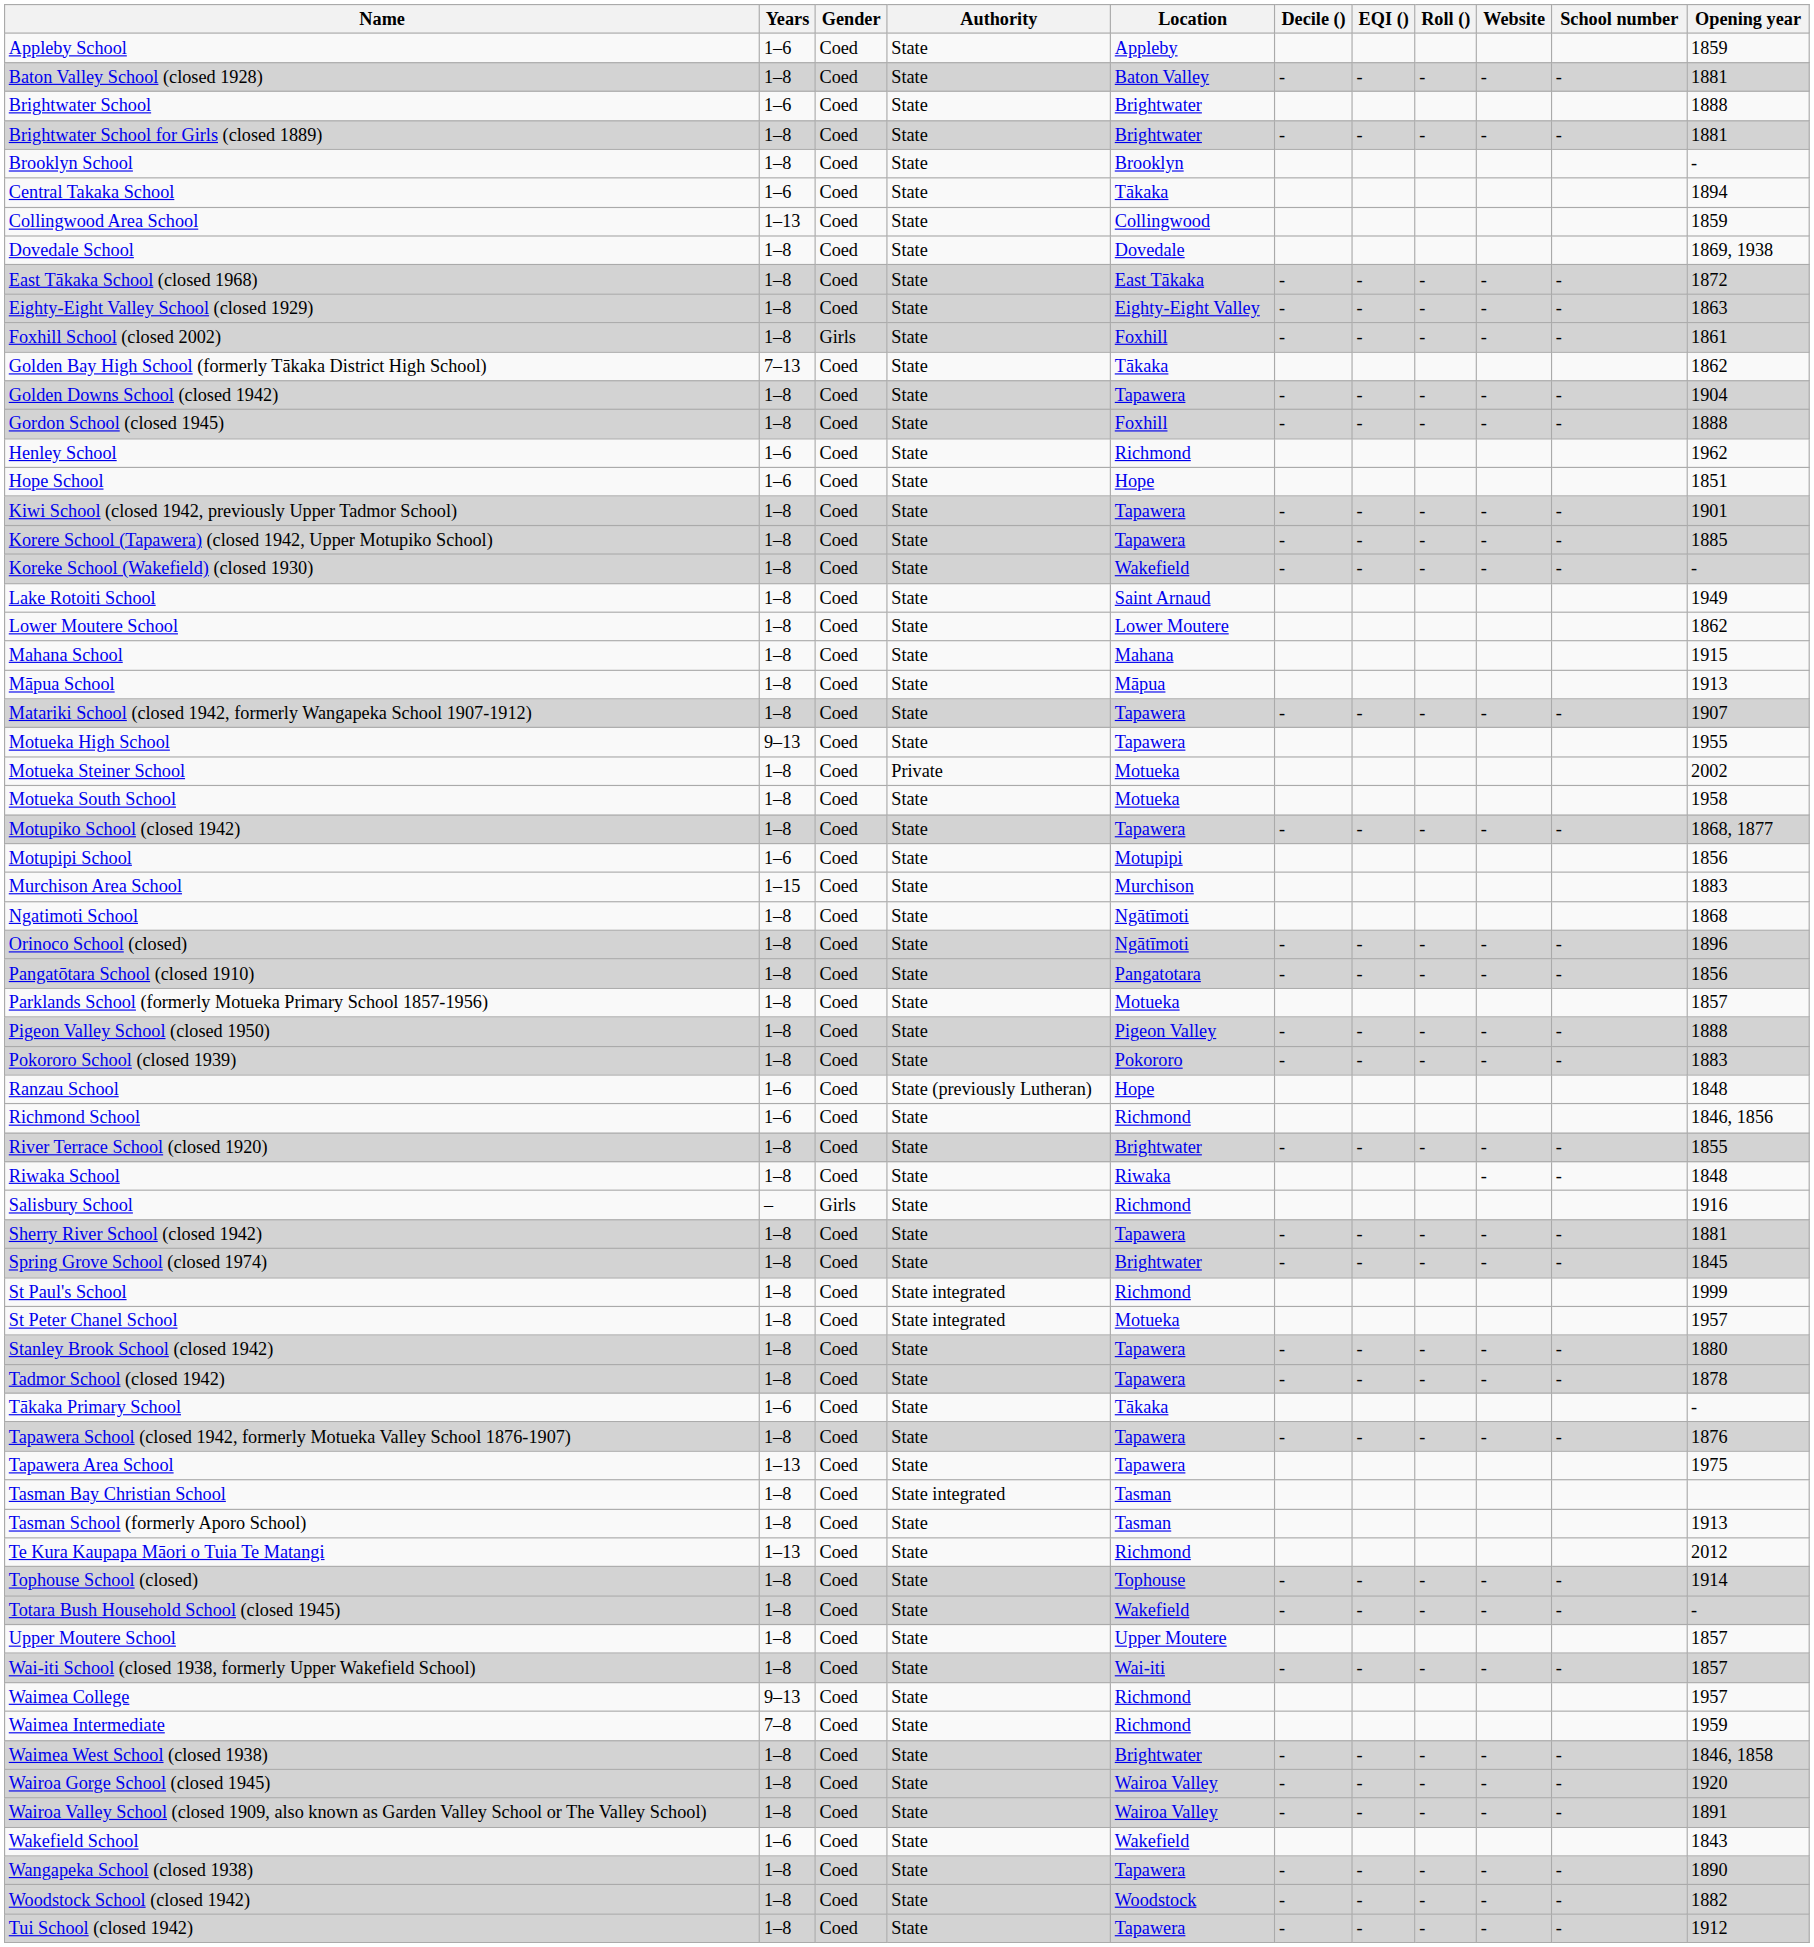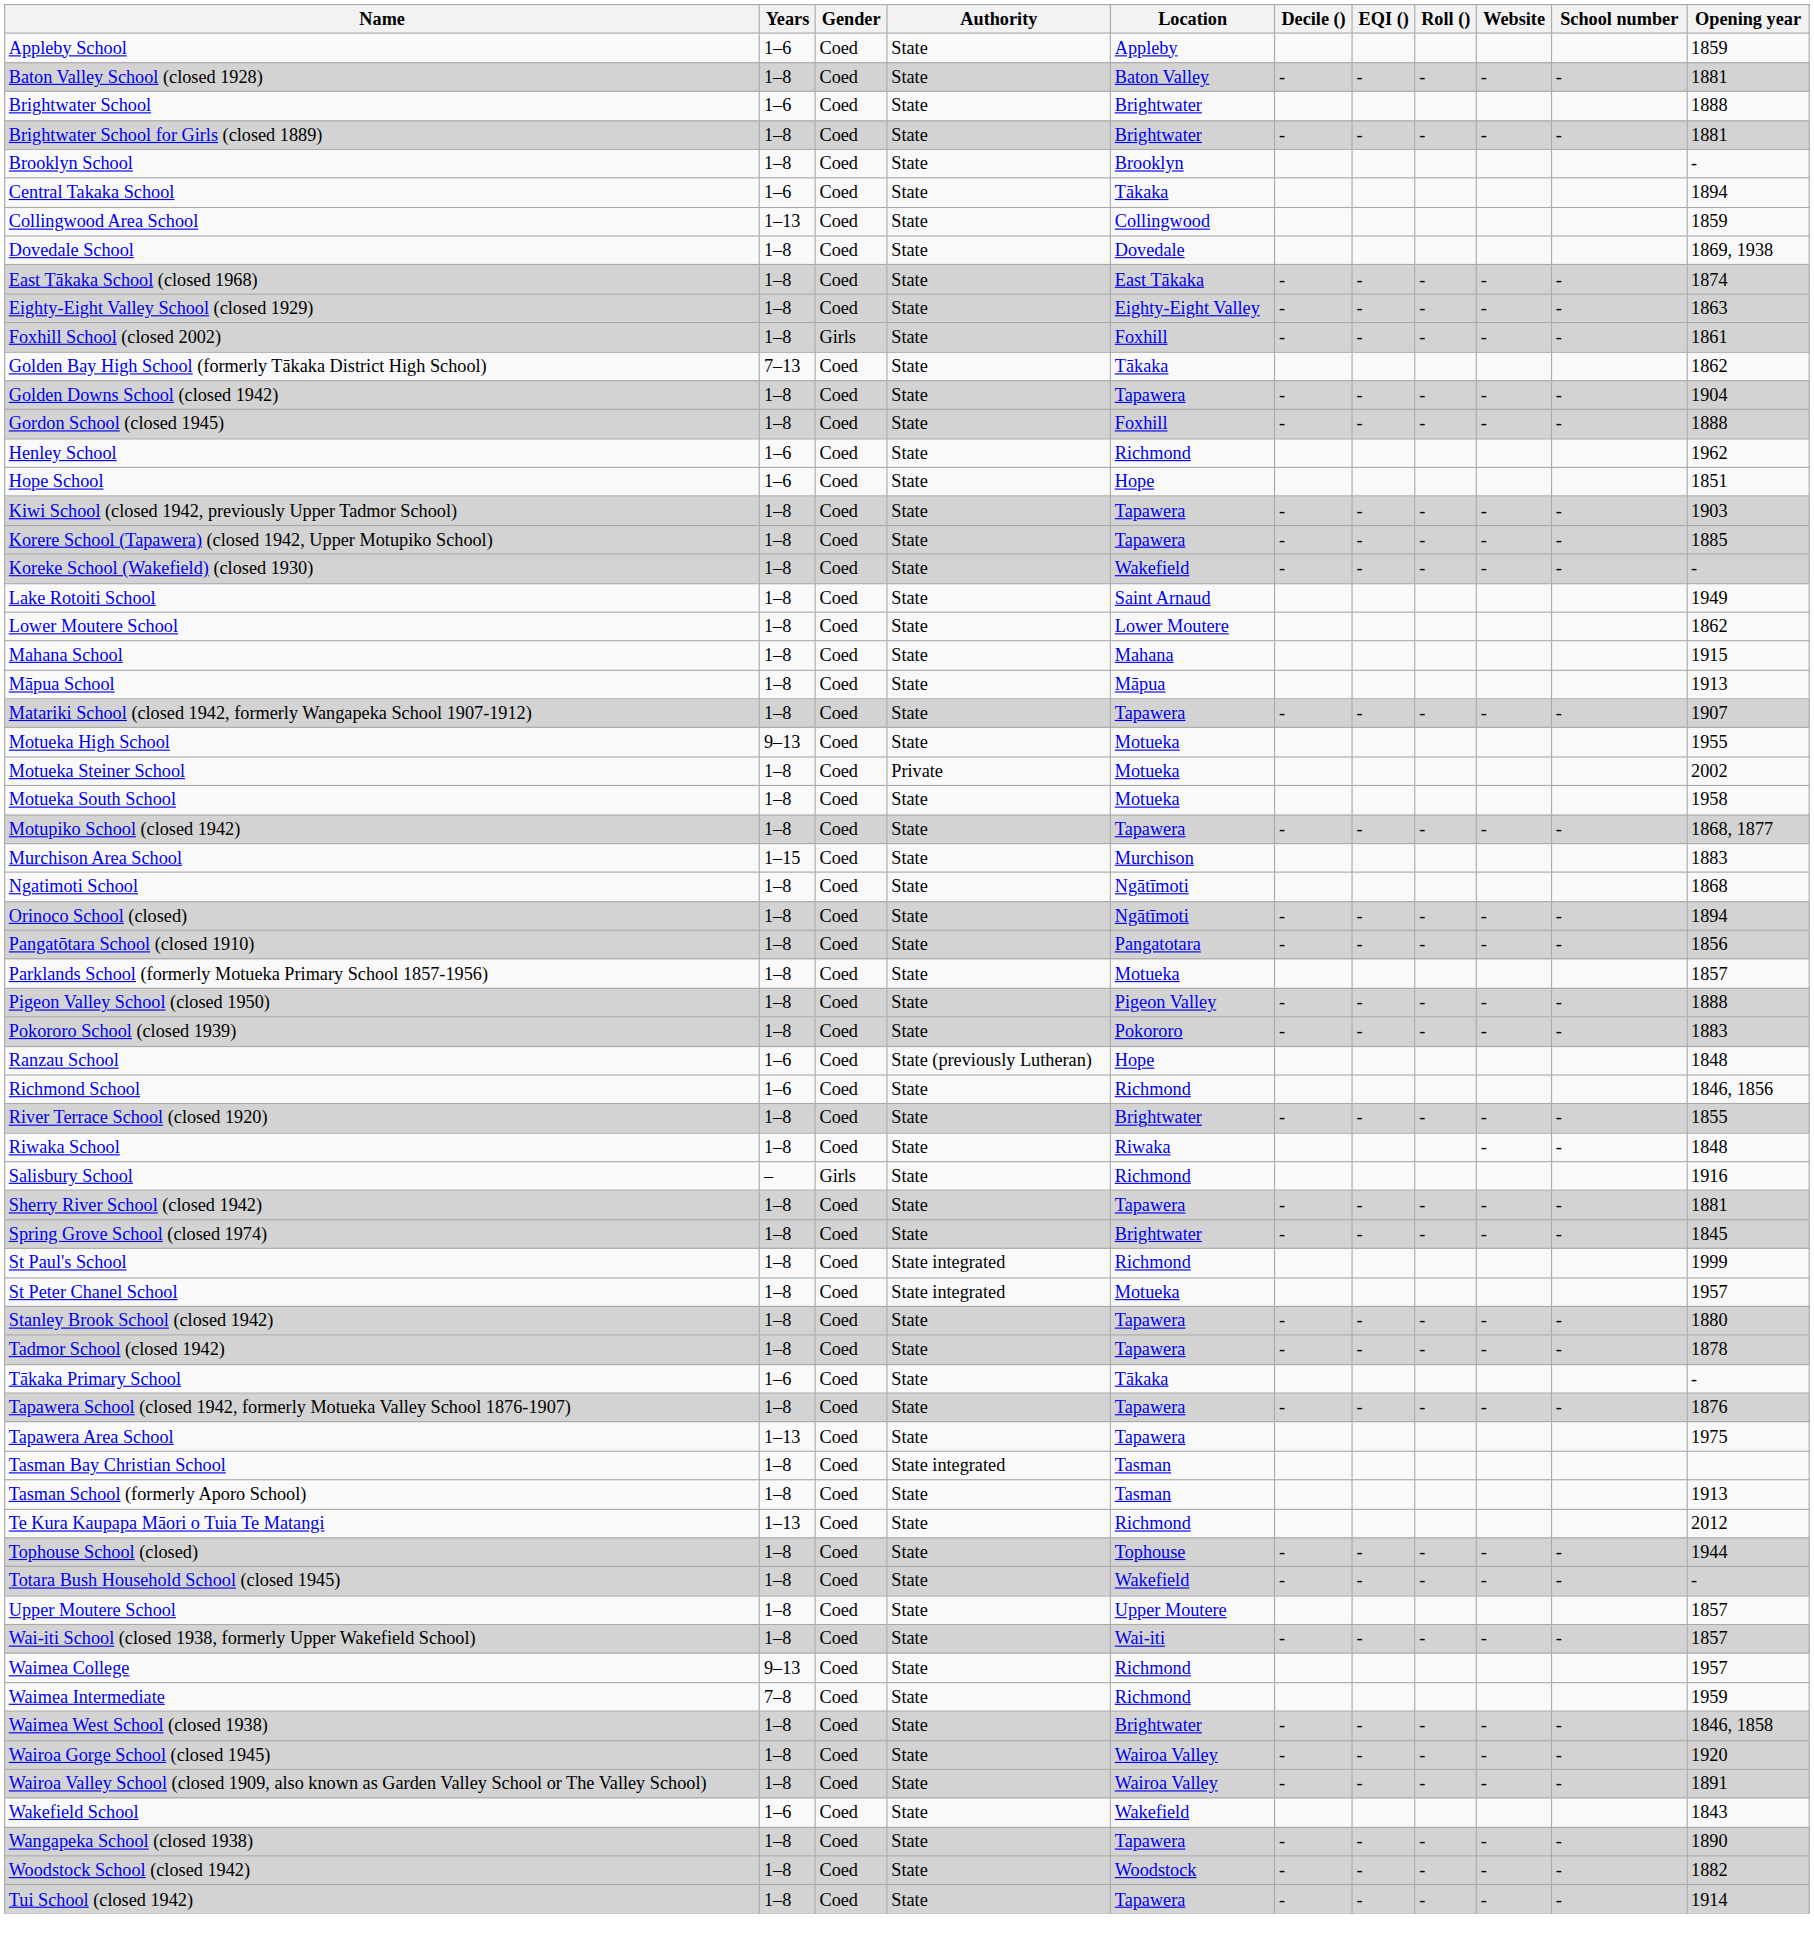(1709, 279) 1872 -> (1709, 279) 1874
(1709, 510) 1901 -> (1709, 510) 1903
(1150, 742) Tapawera -> (1147, 742) Motueka
- row: (70, 857)
(1709, 944) 1896 -> (1709, 915) 1894
(1709, 1581) 1914 -> (1709, 1552) 1944
(1709, 1928) 1912 -> (1709, 1899) 1914
